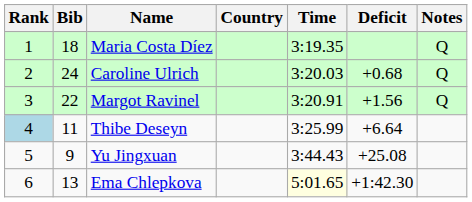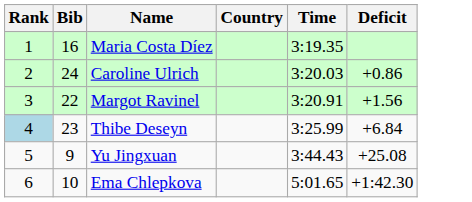- column: (442, 18)
(70, 45) 18 -> (70, 45) 16
(382, 73) +0.68 -> (382, 73) +0.86
(70, 127) 11 -> (70, 127) 23
(382, 127) +6.64 -> (382, 127) +6.84
(70, 182) 13 -> (70, 182) 10
(317, 182) lightyellow background -> (317, 182) no background
